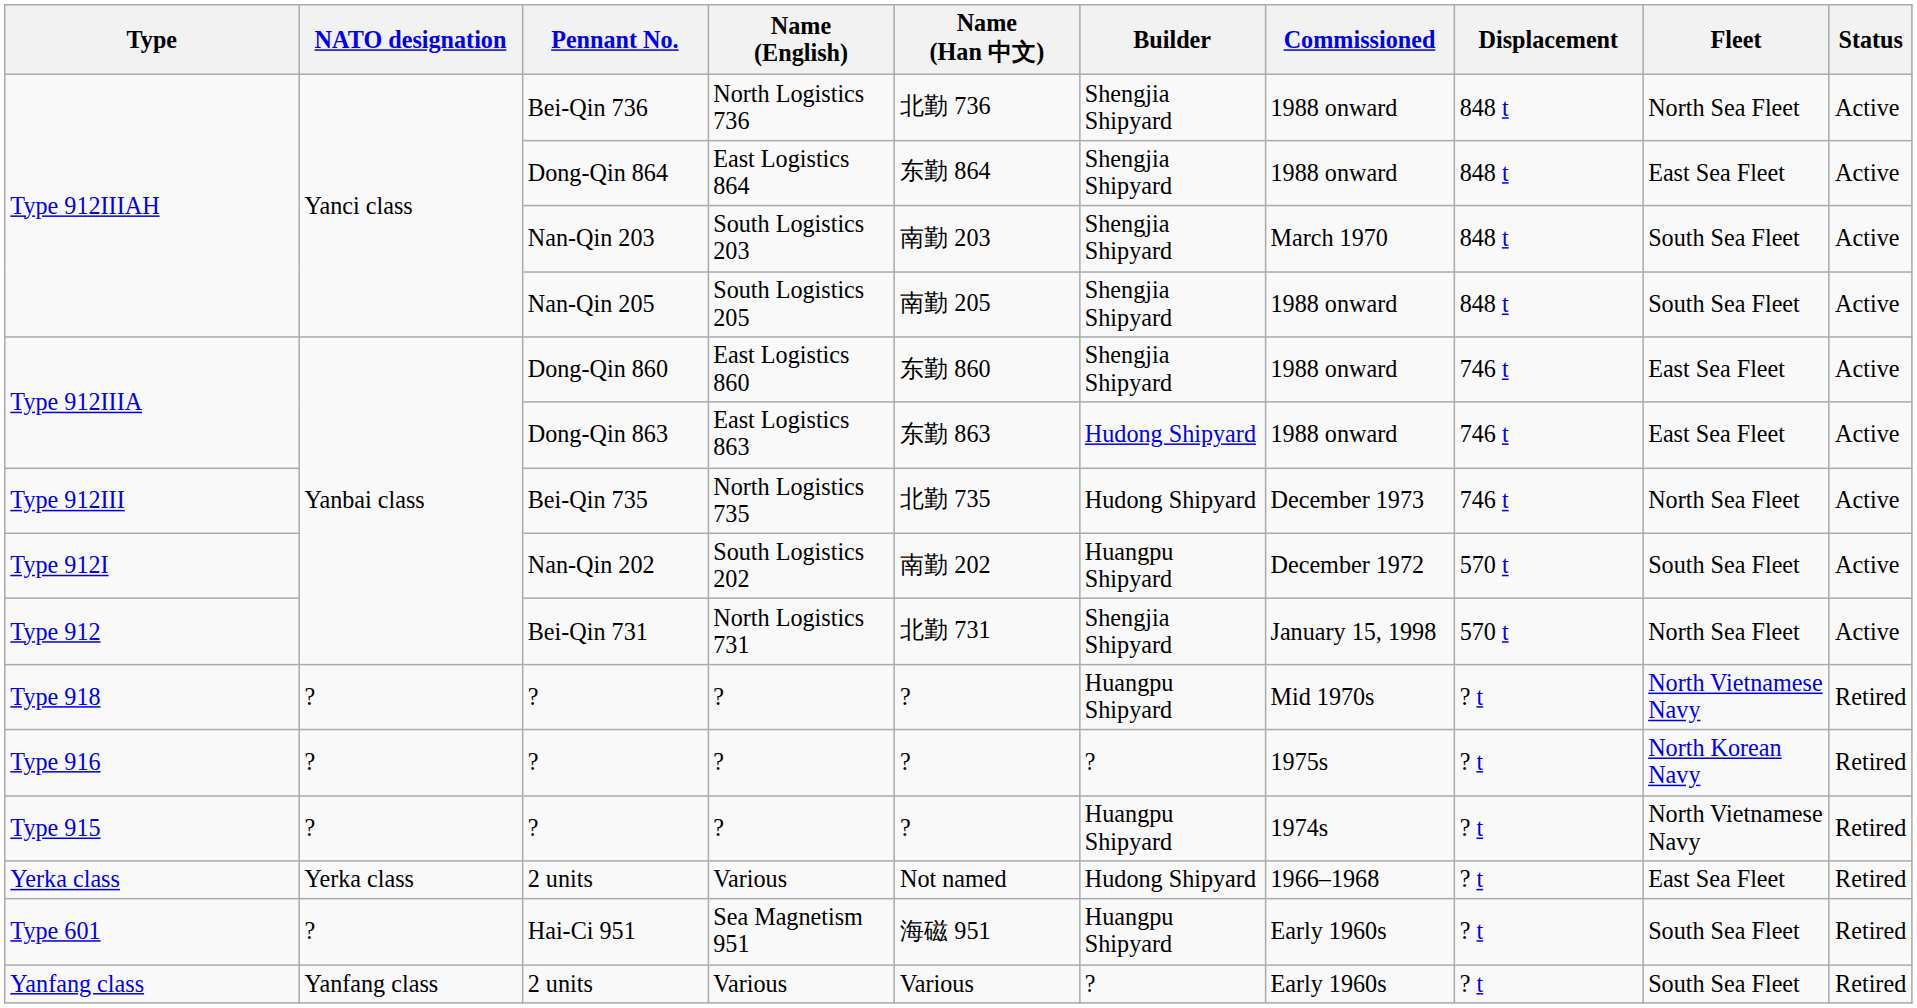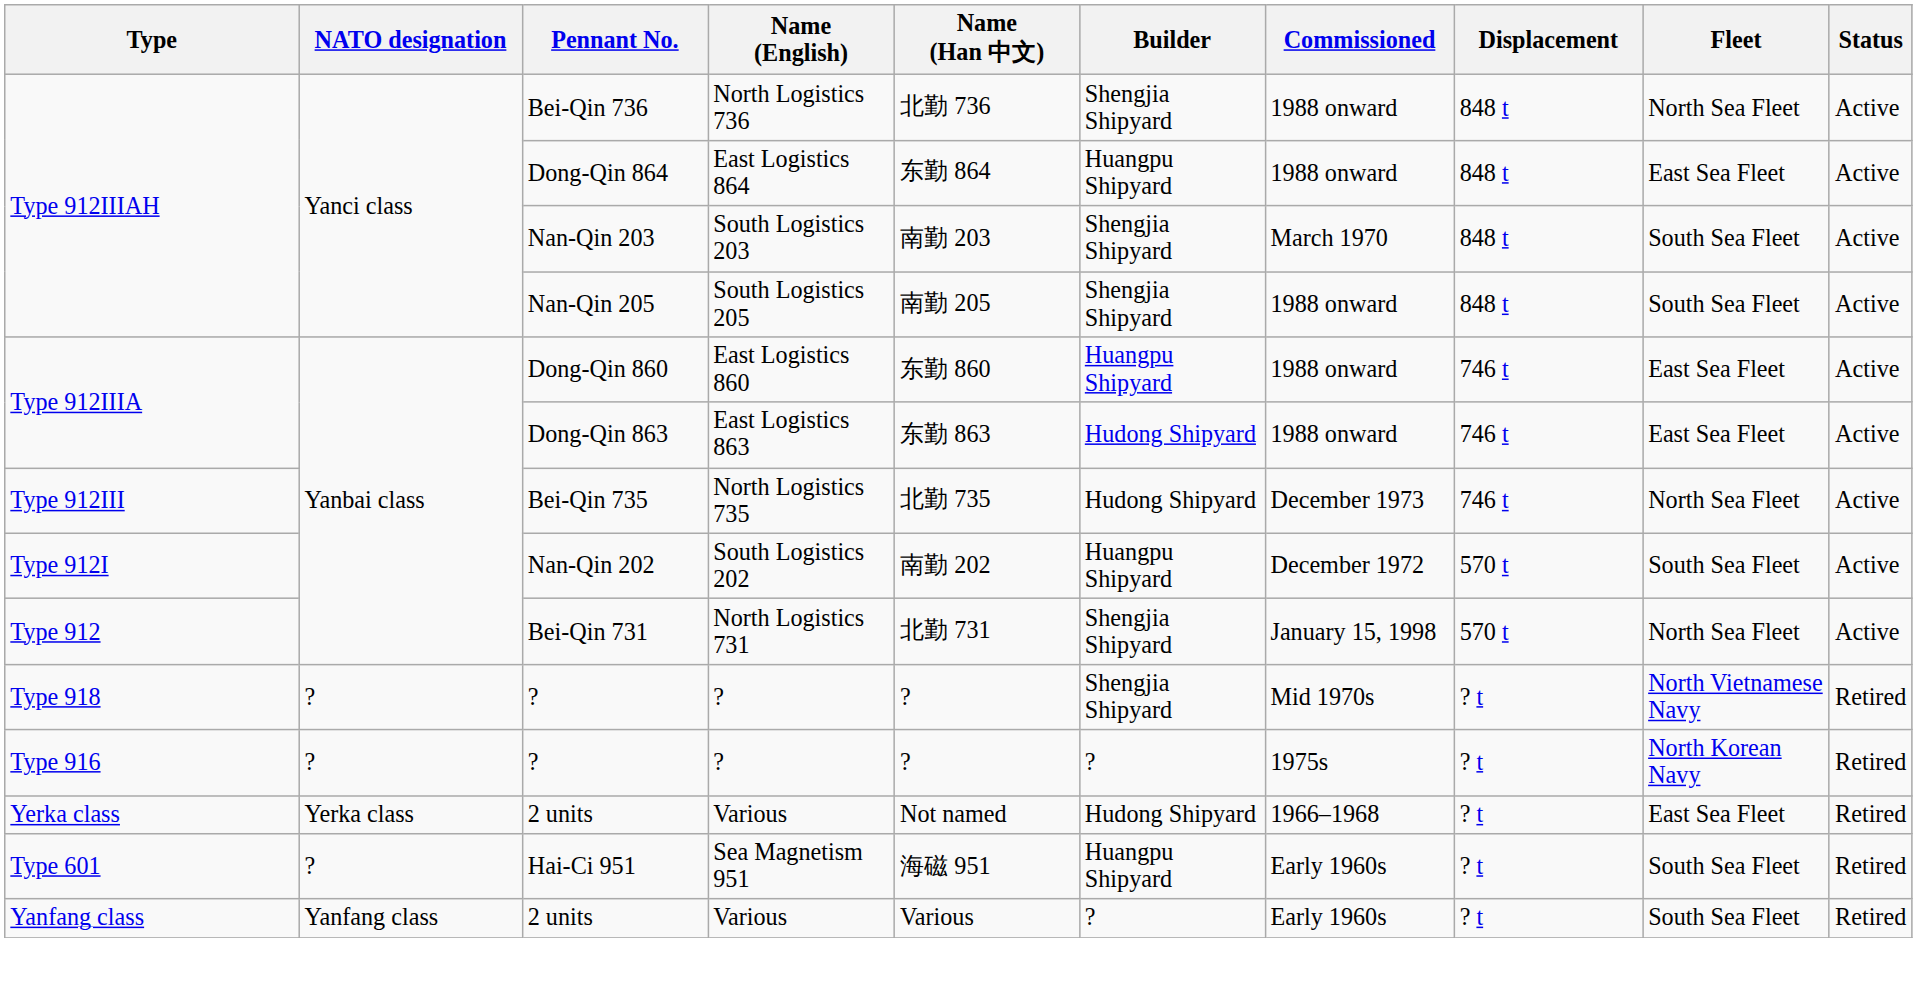(1128, 172) Shengjia Shipyard -> (1129, 172) Huangpu Shipyard
(1128, 369) Shengjia Shipyard -> (1129, 369) Huangpu Shipyard
(1129, 696) Huangpu Shipyard -> (1128, 696) Shengjia Shipyard
- row: (55, 827)
